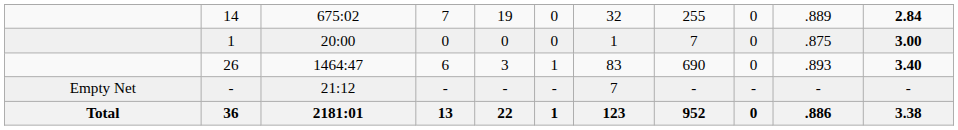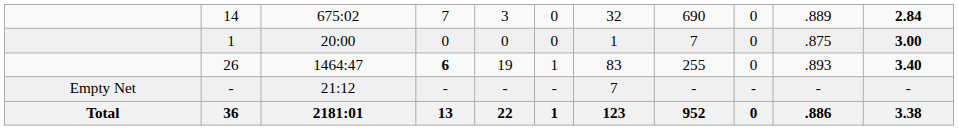(505, 16) 19 -> (505, 16) 3
(694, 16) 255 -> (694, 16) 690
(445, 64) normal -> (445, 64) bold
(505, 64) 3 -> (505, 64) 19
(694, 64) 690 -> (694, 64) 255
